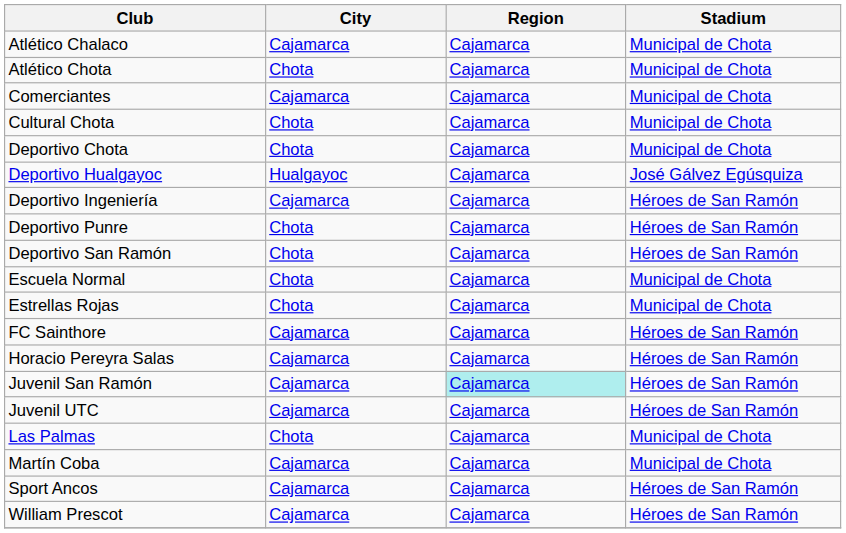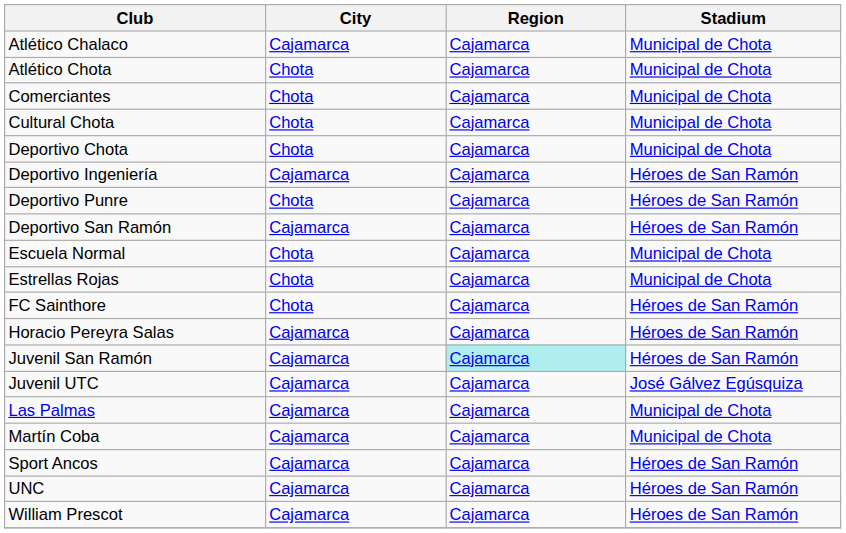(309, 97) Cajamarca -> (291, 97) Chota
- row: (85, 175)
(291, 254) Chota -> (309, 227) Cajamarca
(309, 332) Cajamarca -> (291, 306) Chota
(714, 410) Héroes de San Ramón -> (716, 384) José Gálvez Egúsquiza
(291, 437) Chota -> (309, 410) Cajamarca
+ row: (26, 489)
